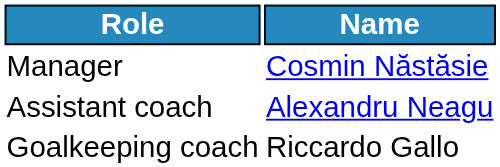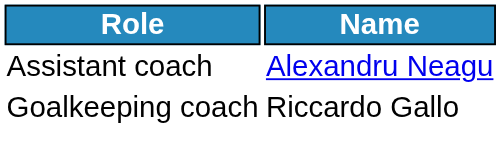- row: (65, 66)
